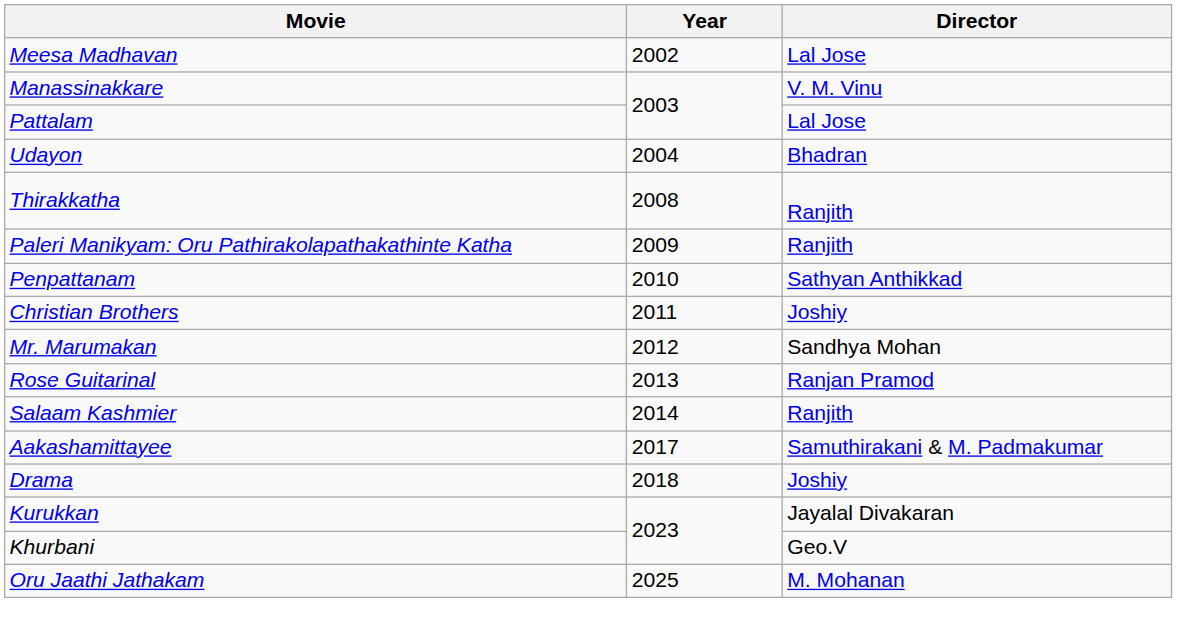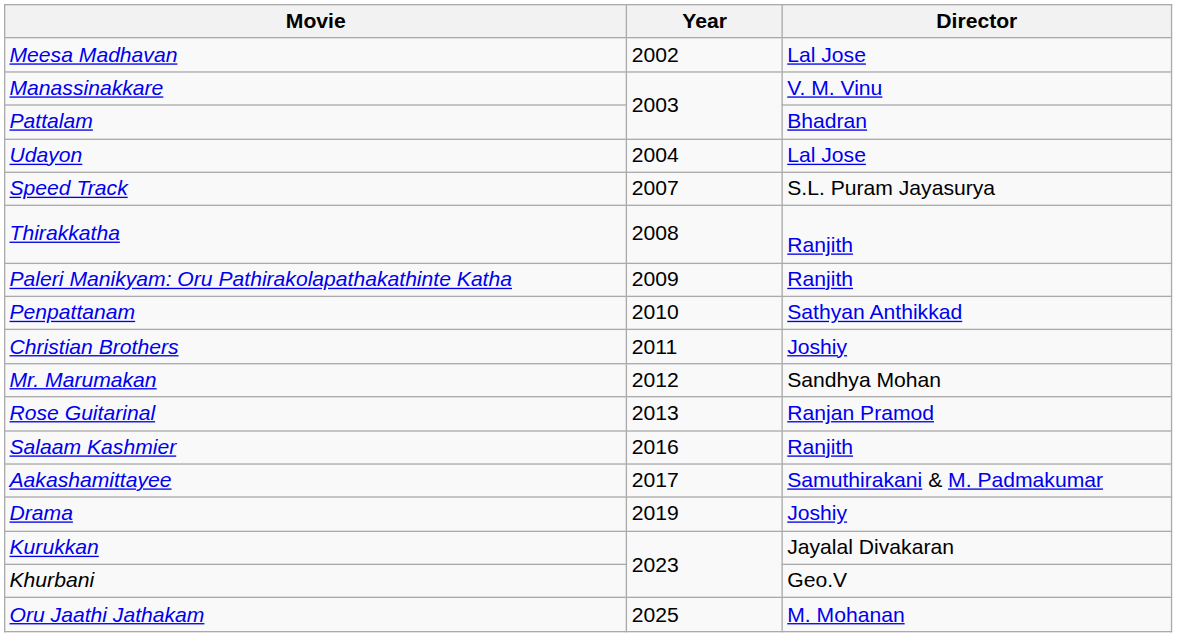(827, 121) Lal Jose -> (827, 121) Bhadran
(827, 155) Bhadran -> (827, 155) Lal Jose
+ row: (69, 188)
(655, 413) 2014 -> (655, 446) 2016
(655, 480) 2018 -> (655, 513) 2019
